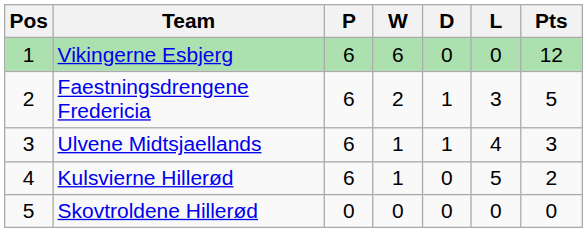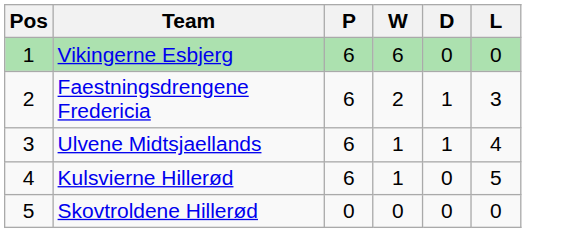- column: (551, 21)
